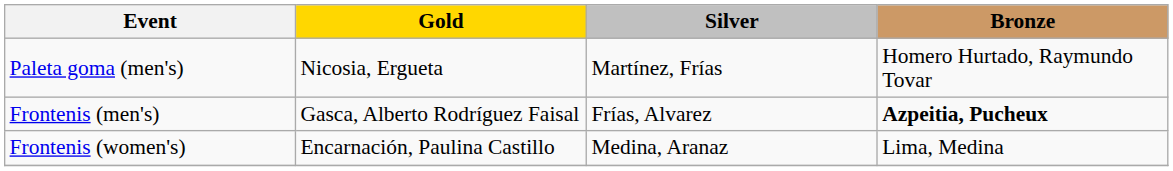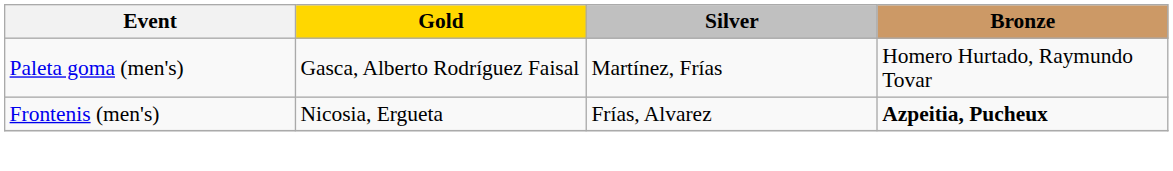(372, 67) Nicosia, Ergueta -> (440, 67) Gasca, Alberto Rodríguez Faisal
(440, 113) Gasca, Alberto Rodríguez Faisal -> (372, 113) Nicosia, Ergueta
- row: (98, 147)
